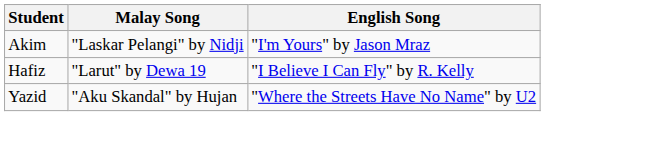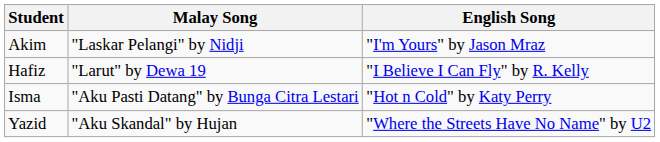+ row: (25, 96)
